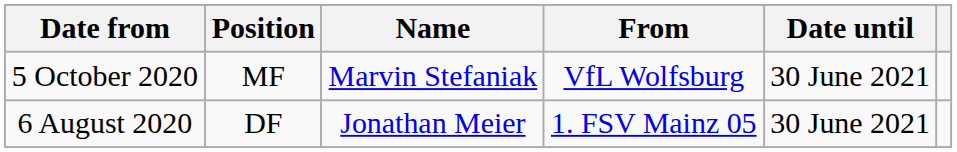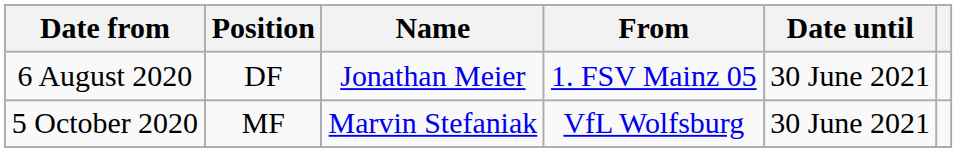rows swapped: (105, 123) <-> (105, 75)
